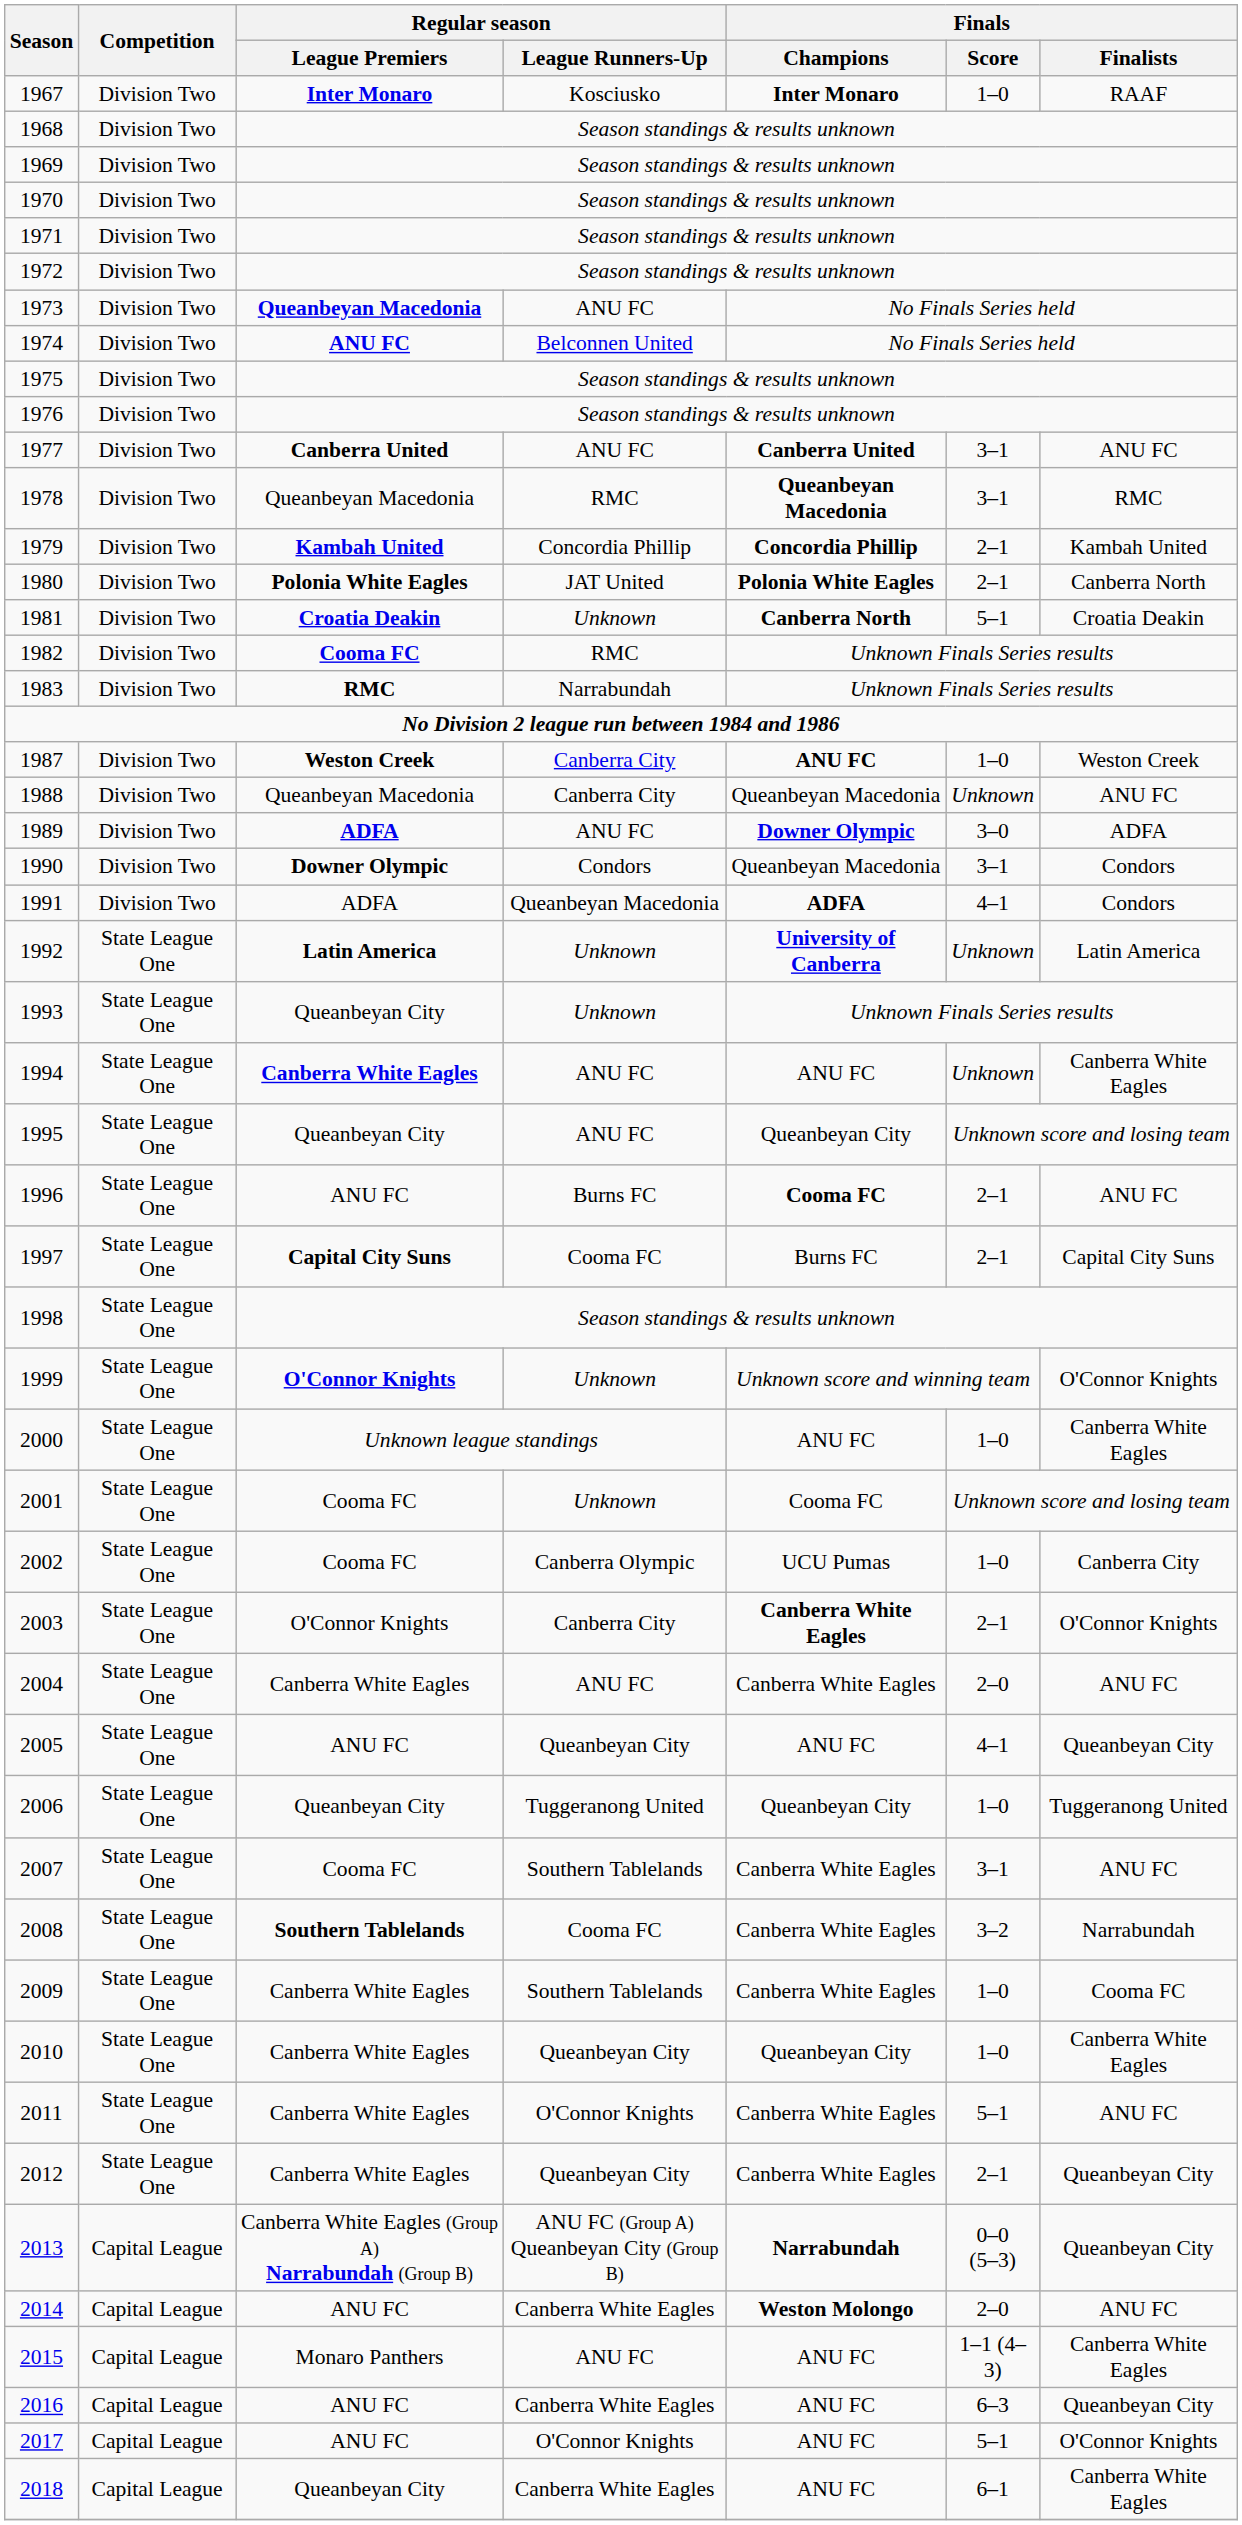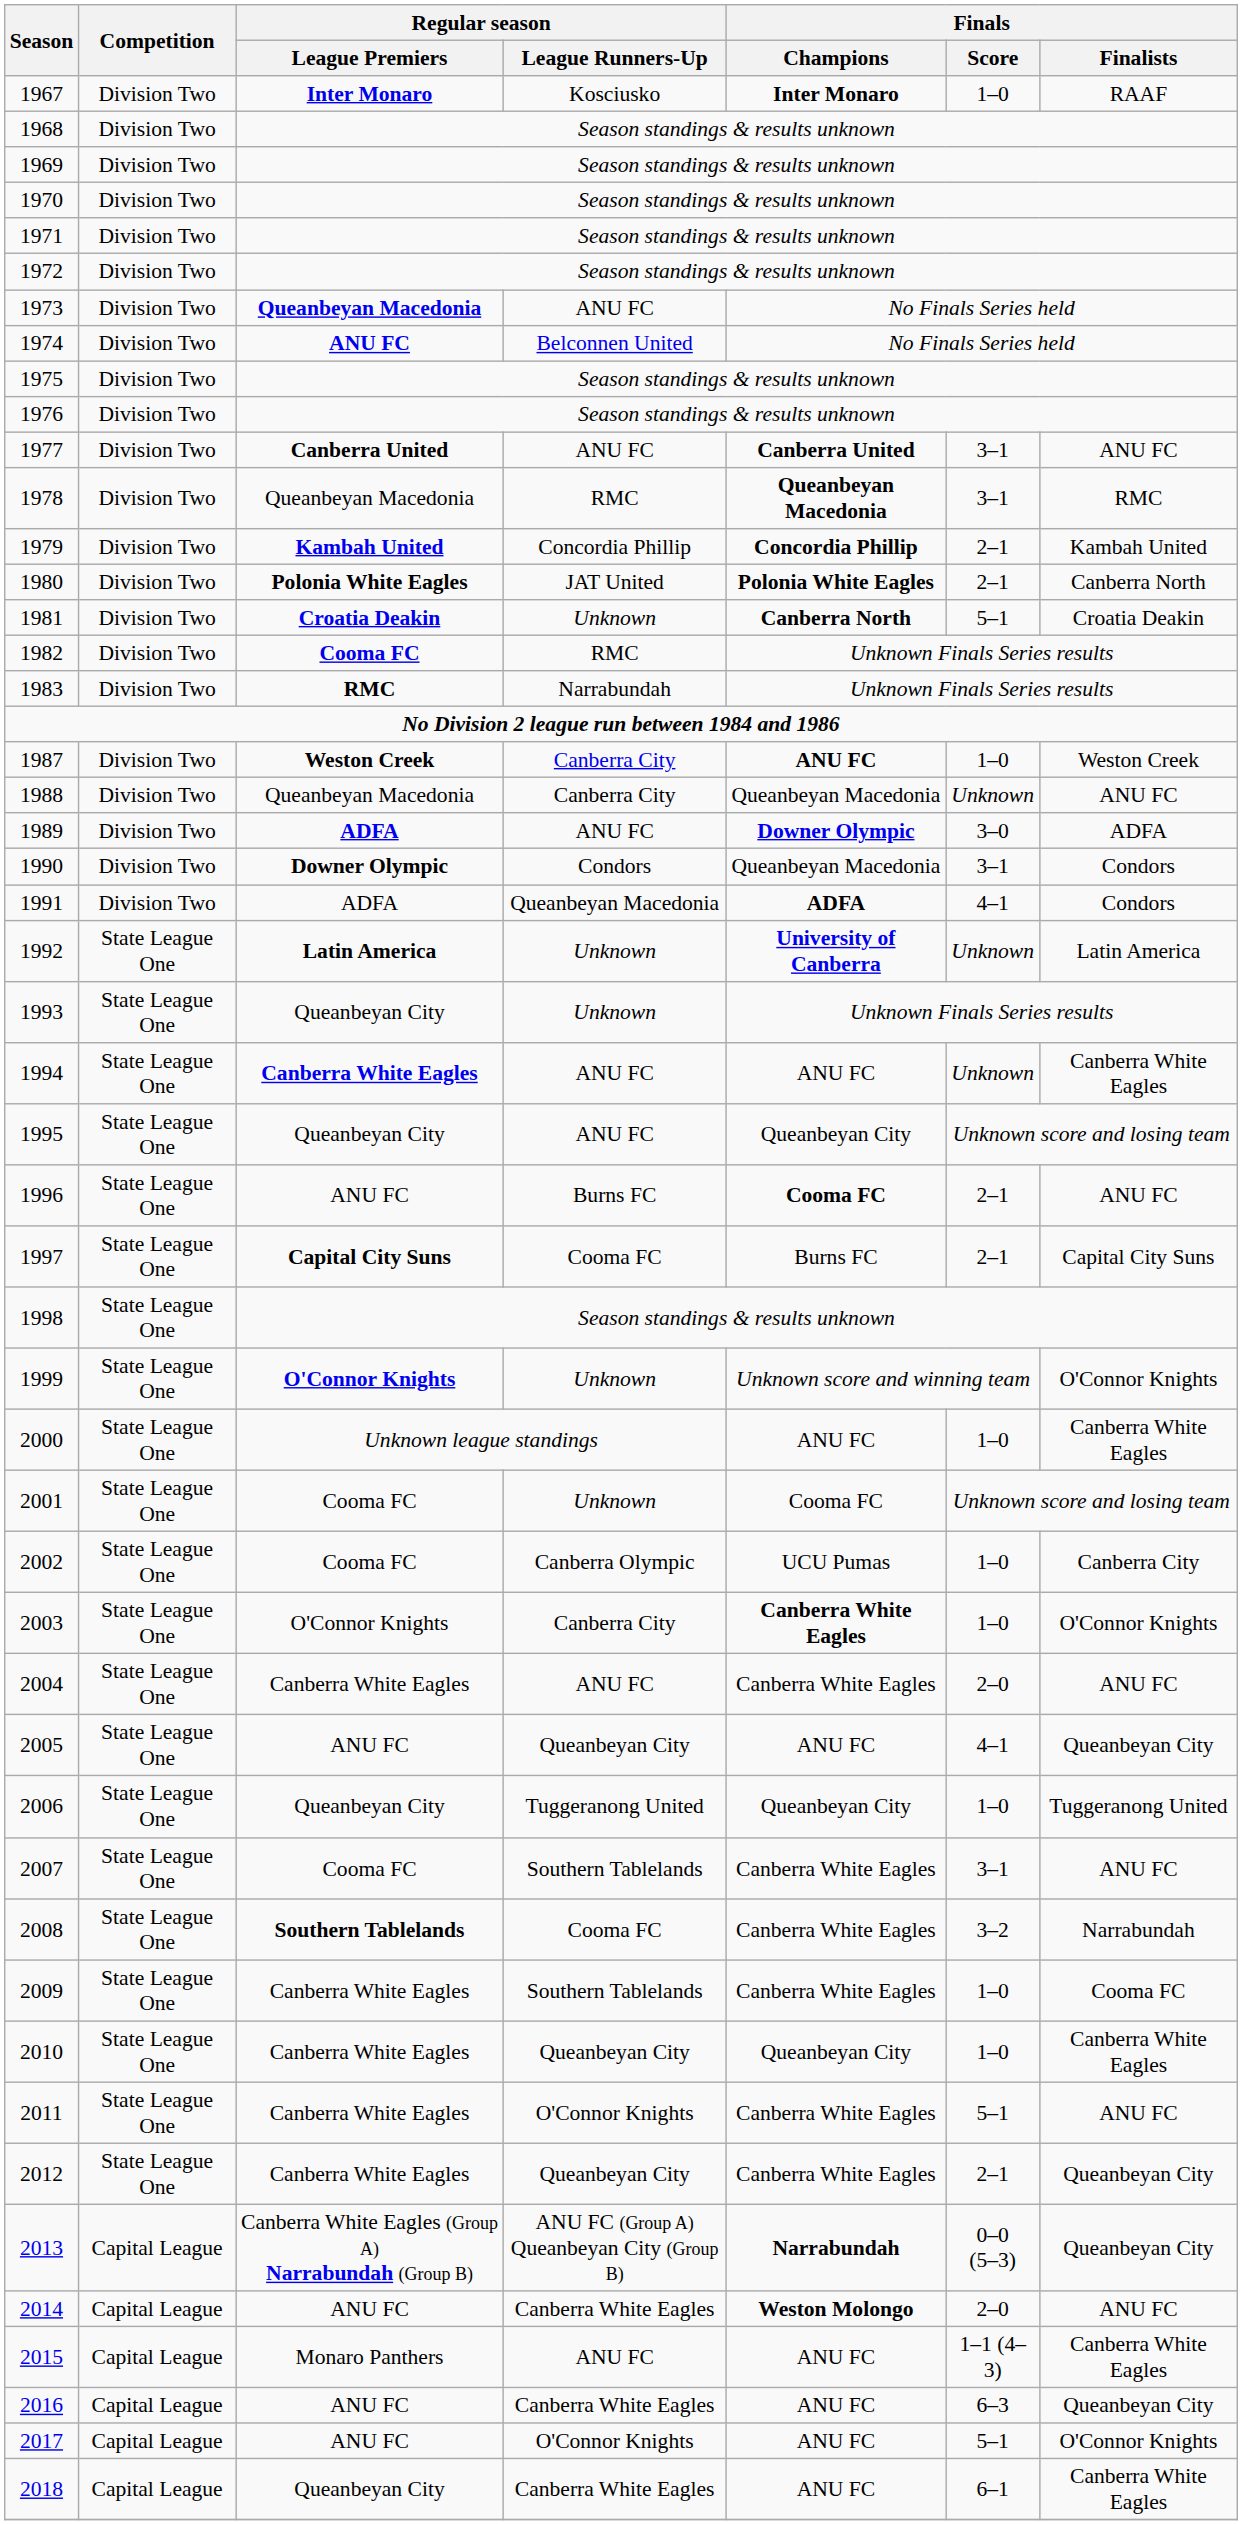(993, 1623) 2–1 -> (993, 1623) 1–0
